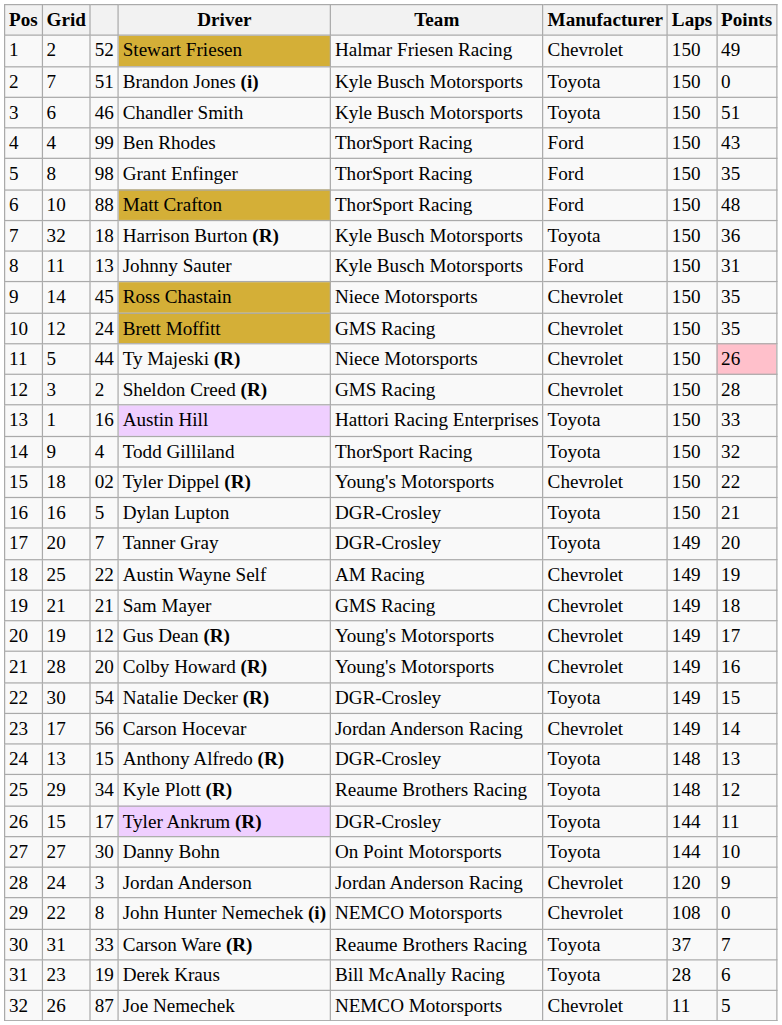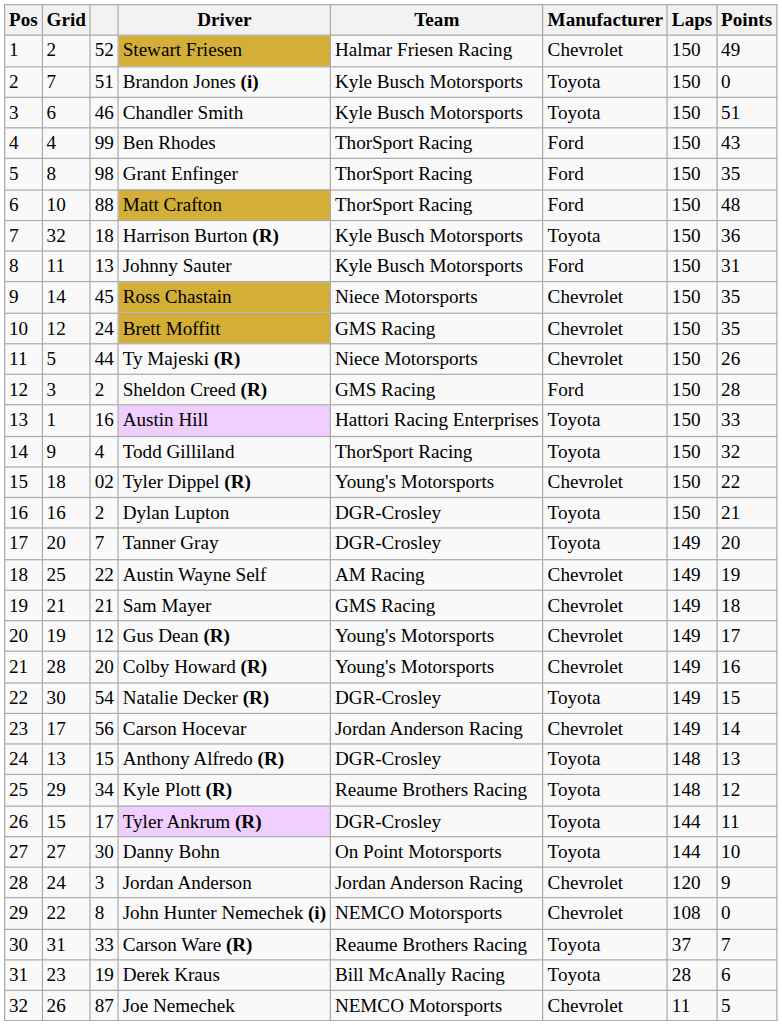(731, 358) pink background -> (731, 358) no background
(585, 389) Chevrolet -> (566, 389) Ford
(100, 512) 5 -> (100, 512) 2
